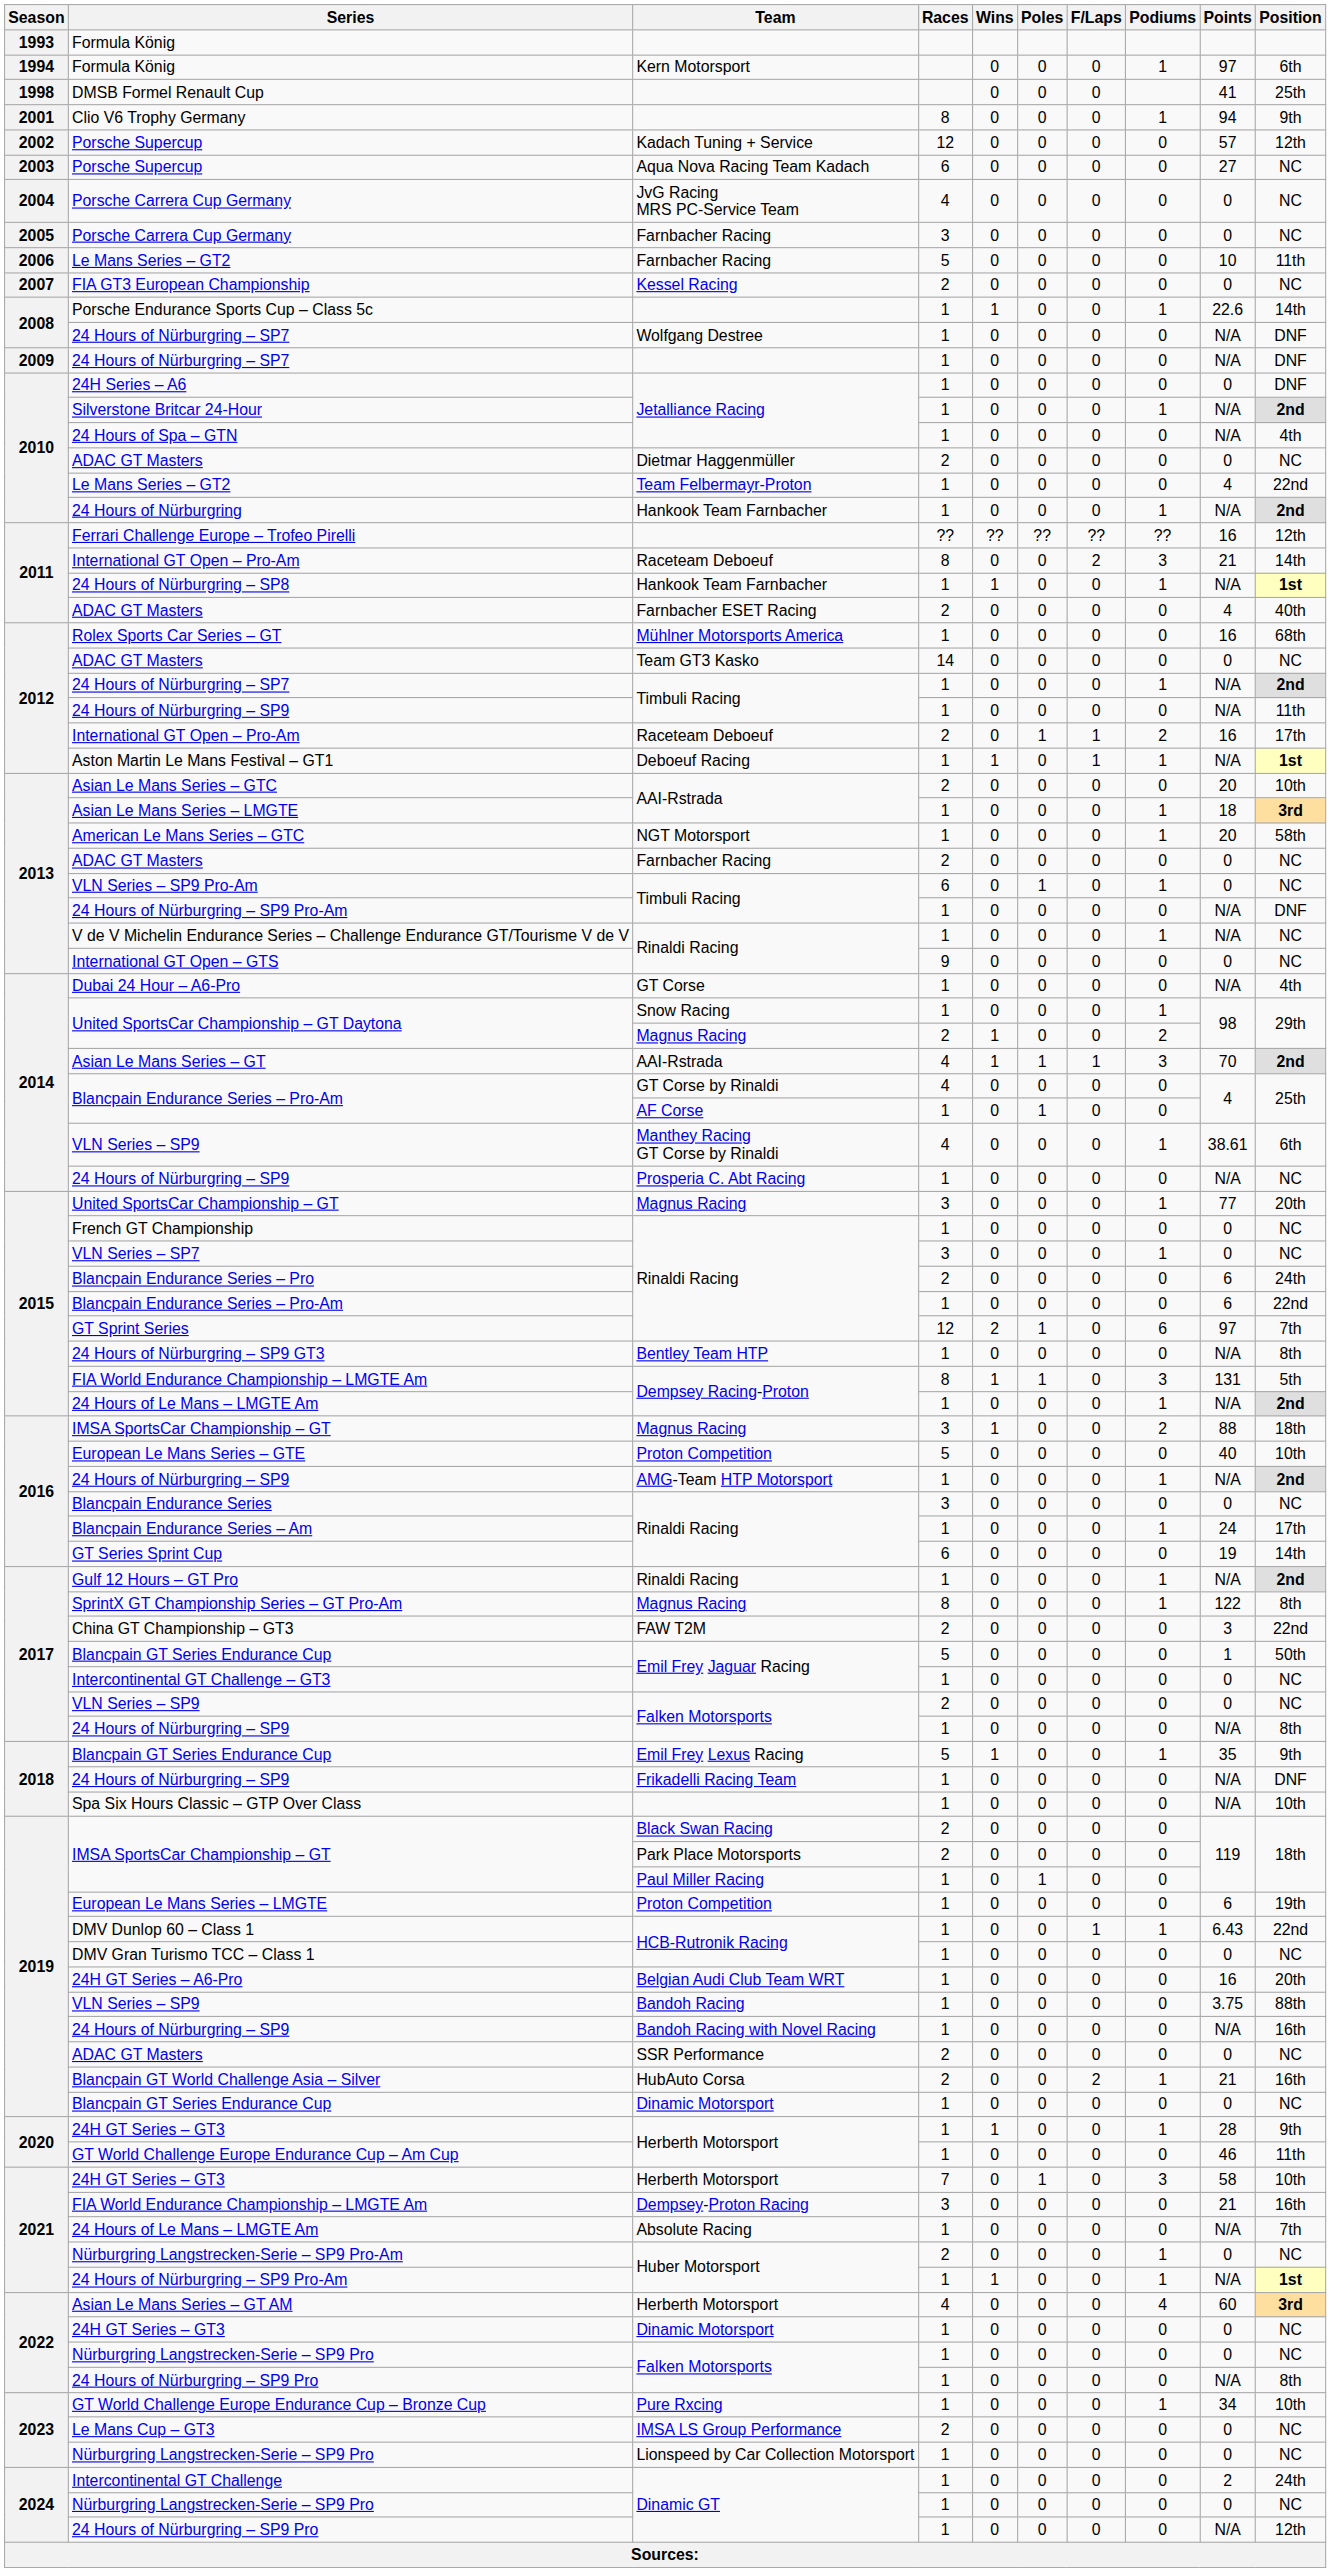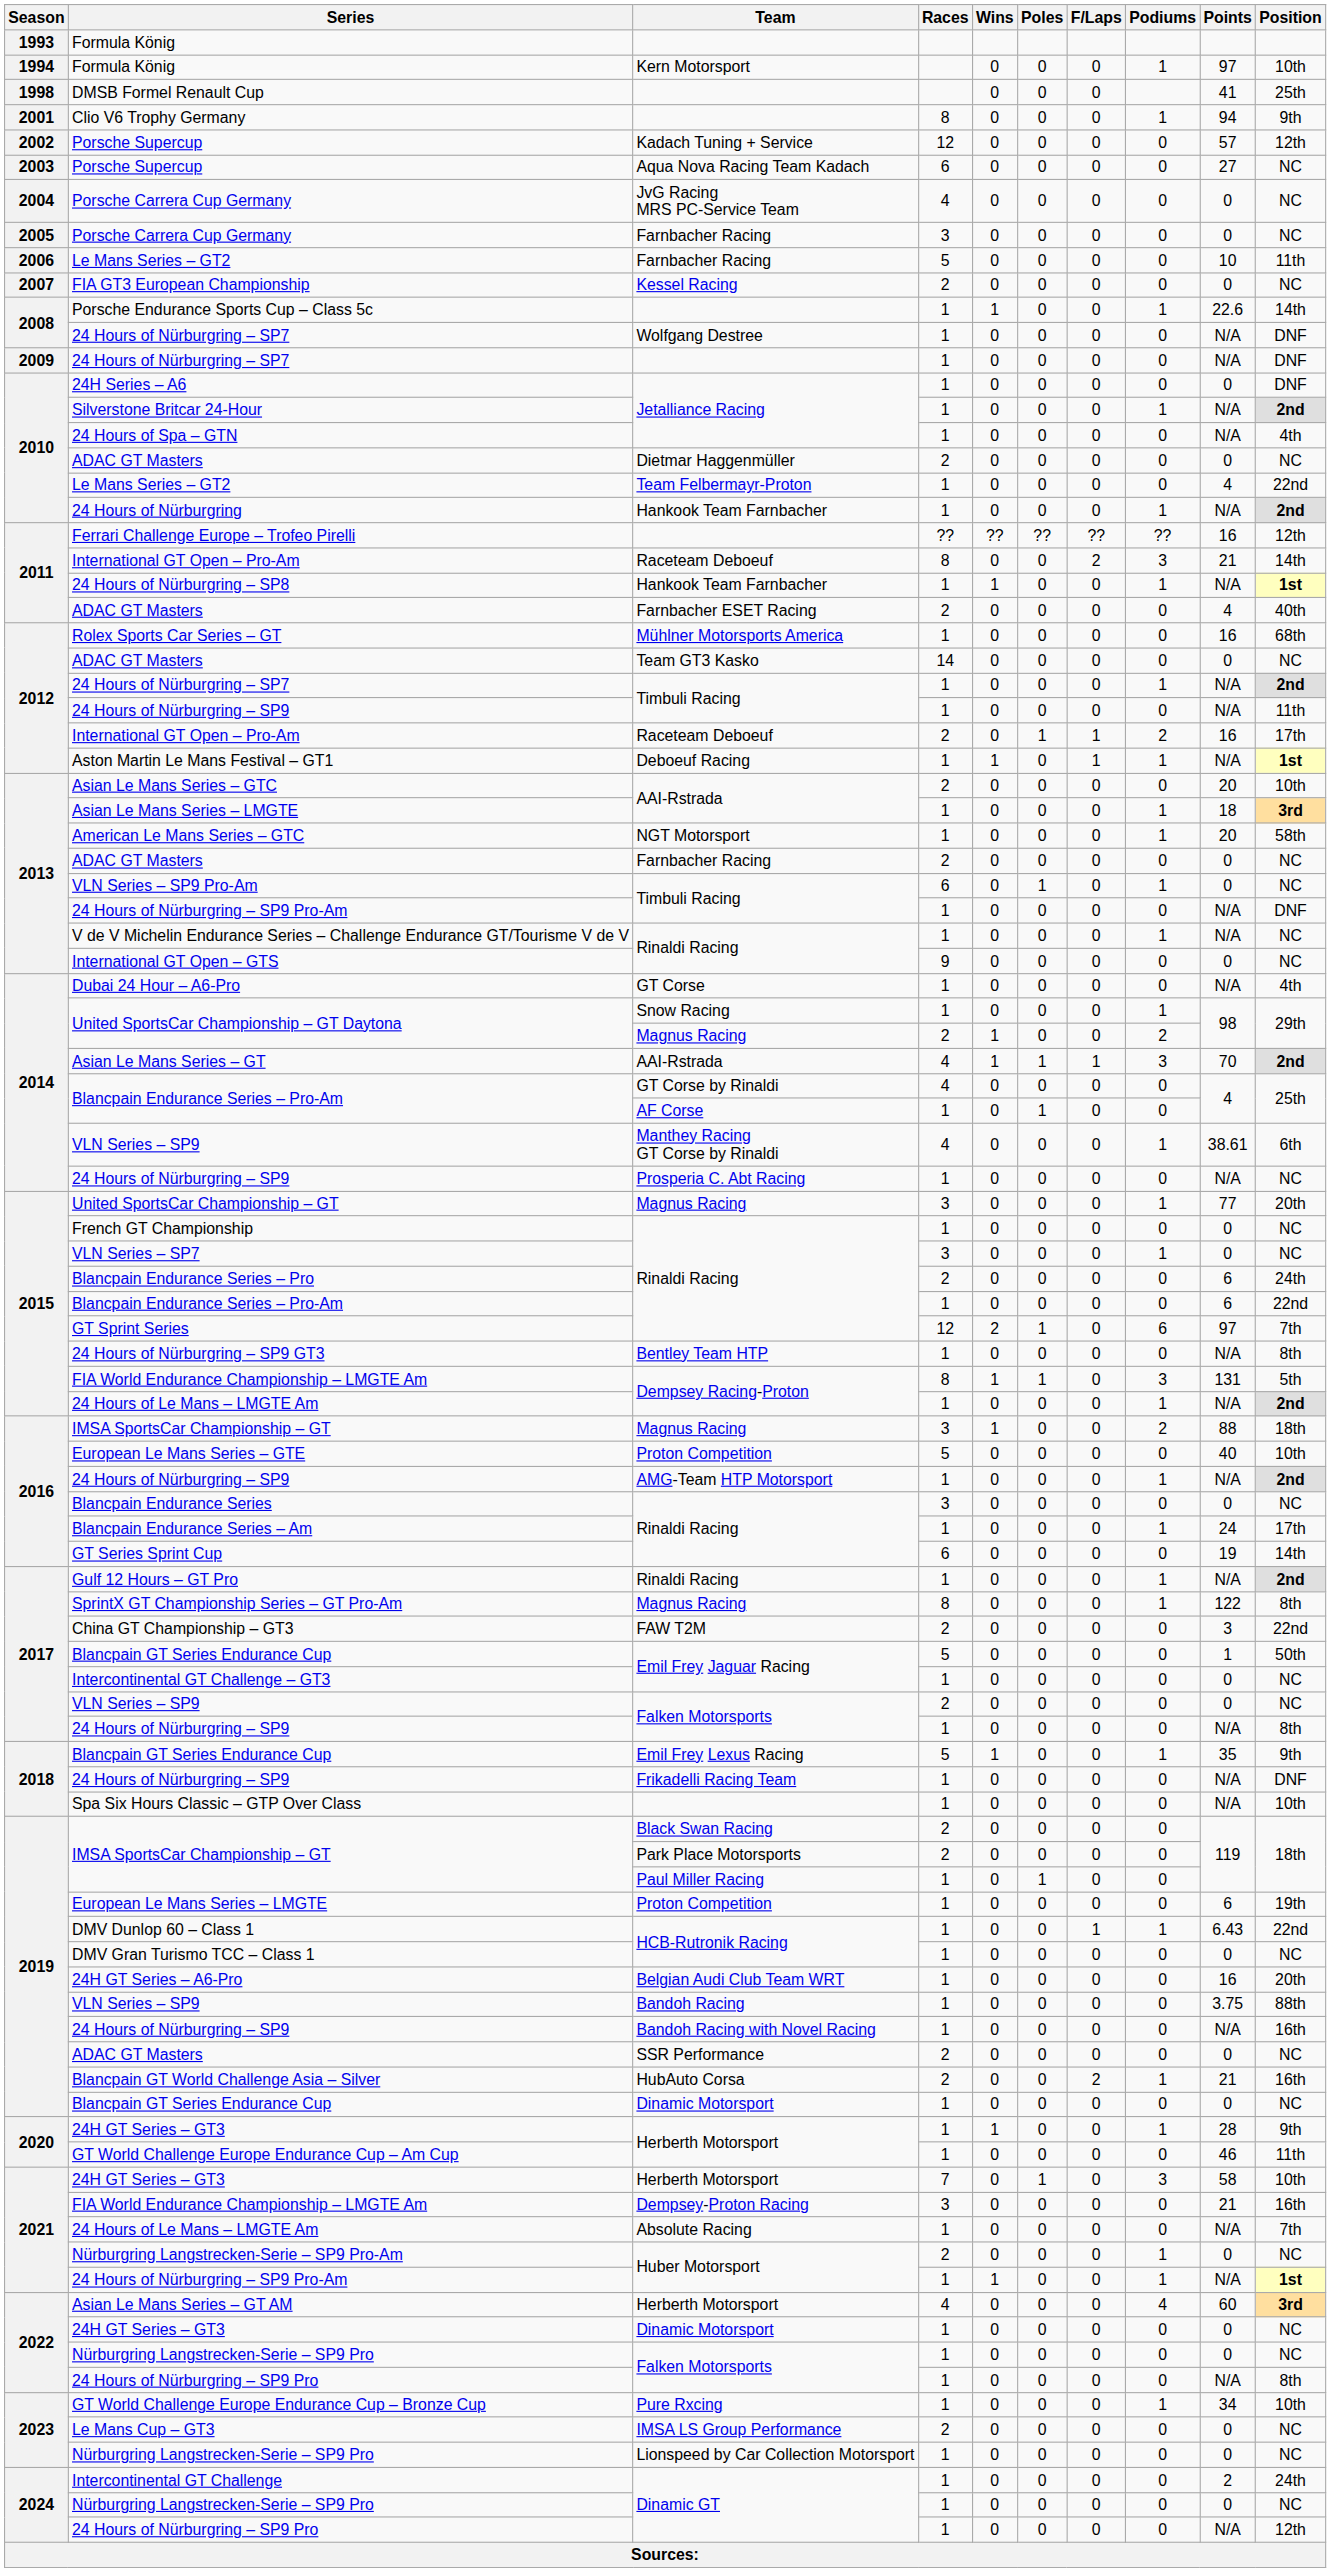(1290, 68) 6th -> (1290, 68) 10th
